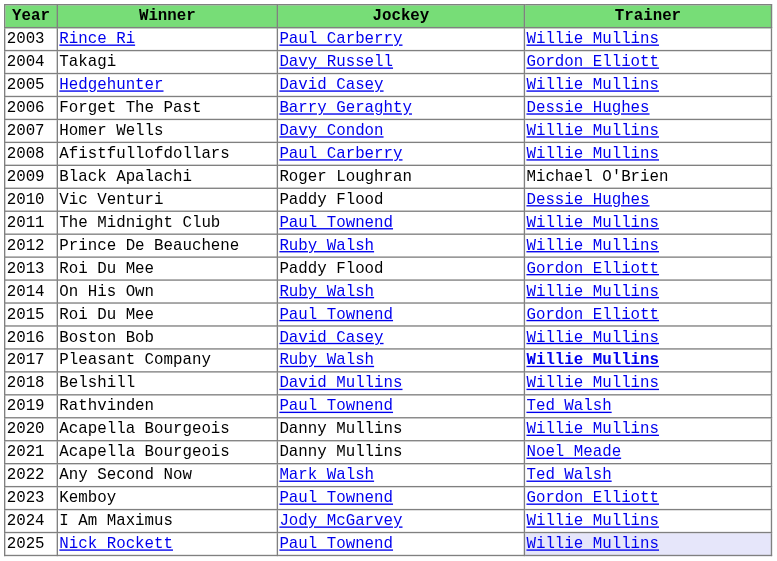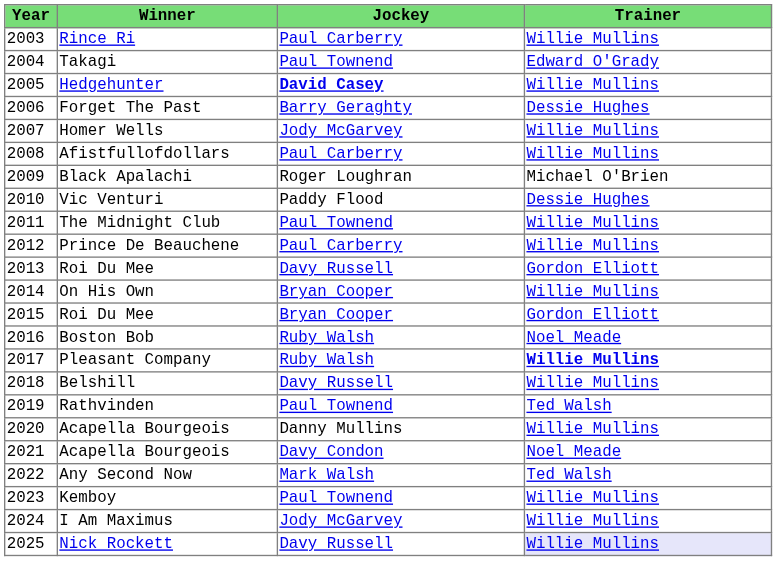(336, 62) Davy Russell -> (336, 62) Paul Townend
(593, 62) Gordon Elliott -> (593, 62) Edward O'Grady
(331, 85) normal -> (331, 85) bold
(331, 131) Davy Condon -> (341, 131) Jody McGarvey
(327, 246) Ruby Walsh -> (341, 246) Paul Carberry
(331, 269) Paddy Flood -> (336, 269) Davy Russell
(327, 292) Ruby Walsh -> (336, 292) Bryan Cooper
(336, 314) Paul Townend -> (336, 314) Bryan Cooper
(331, 337) David Casey -> (327, 337) Ruby Walsh
(593, 337) Willie Mullins -> (574, 337) Noel Meade
(341, 383) David Mullins -> (336, 383) Davy Russell
(341, 452) Danny Mullins -> (331, 452) Davy Condon
(593, 498) Gordon Elliott -> (593, 498) Willie Mullins
(336, 544) Paul Townend -> (336, 544) Davy Russell
